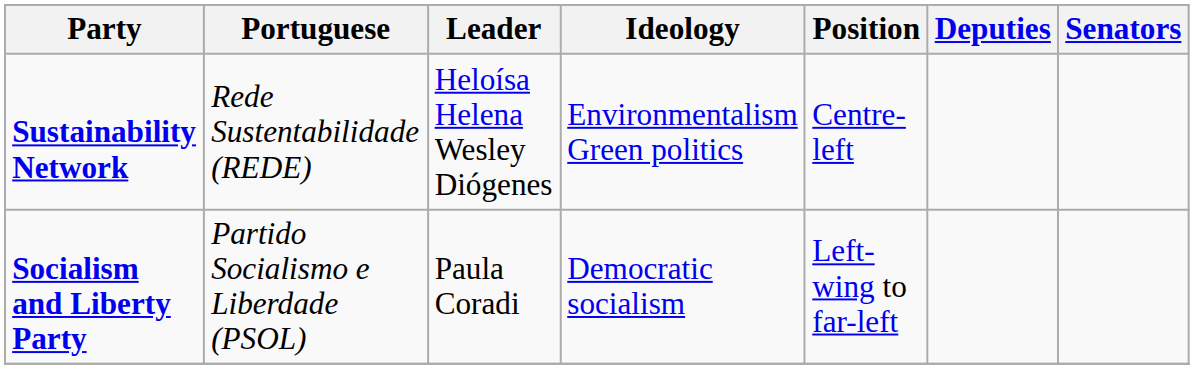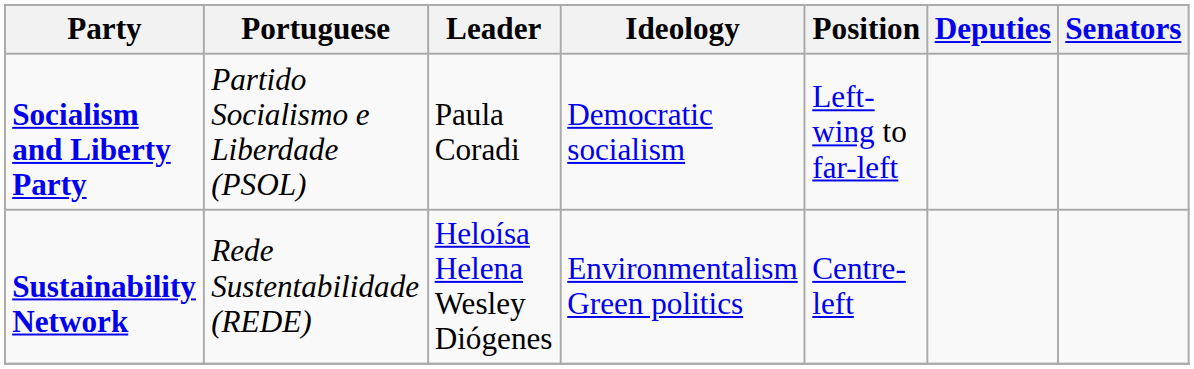rows swapped: (91, 303) <-> (104, 148)
